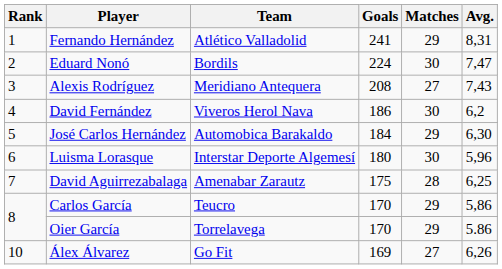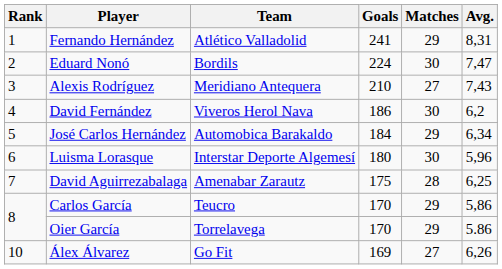(380, 87) 208 -> (380, 87) 210
(479, 134) 6,30 -> (479, 134) 6,34
